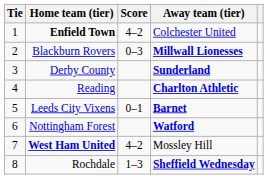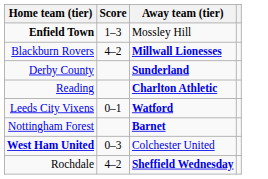- column: (15, 13)
(134, 32) 4–2 -> (113, 32) 1–3
(194, 32) Colchester United -> (162, 32) Mossley Hill
(134, 51) 0–3 -> (113, 51) 4–2
(170, 107) Barnet -> (153, 107) Watford
(174, 126) Watford -> (149, 126) Barnet
(134, 145) 4–2 -> (113, 145) 0–3
(183, 145) Mossley Hill -> (173, 145) Colchester United
(134, 164) 1–3 -> (113, 164) 4–2
